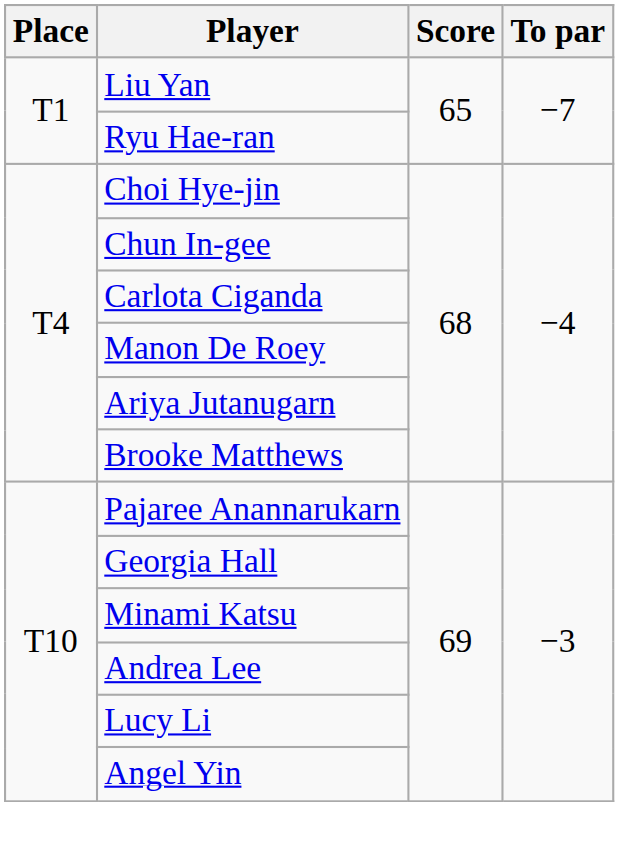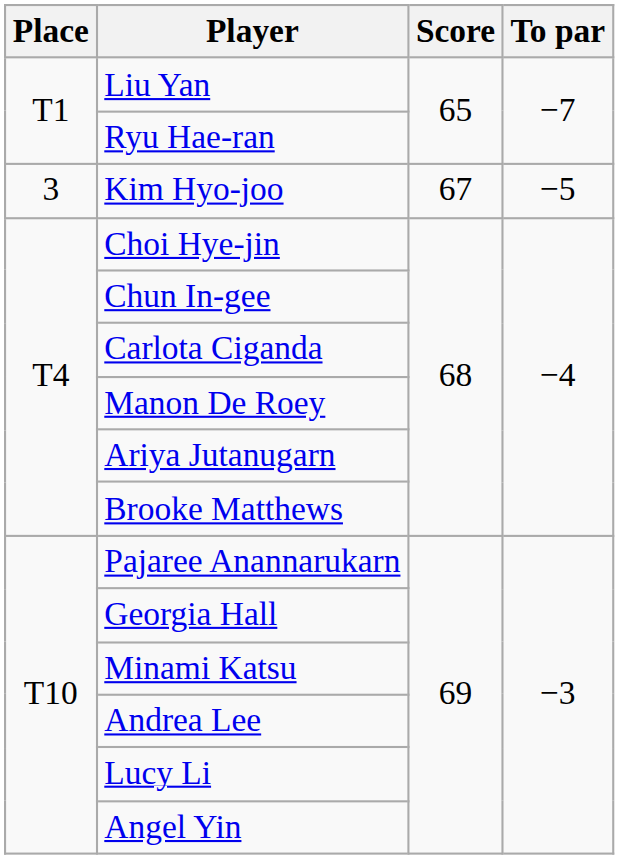+ row: (194, 190)
